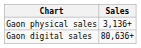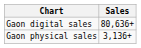rows swapped: (52, 24) <-> (49, 37)
